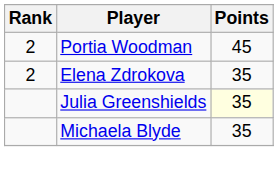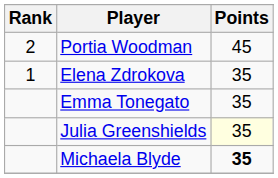(30, 74) 2 -> (30, 74) 1
+ row: (125, 103)
(242, 131) normal -> (242, 159) bold
